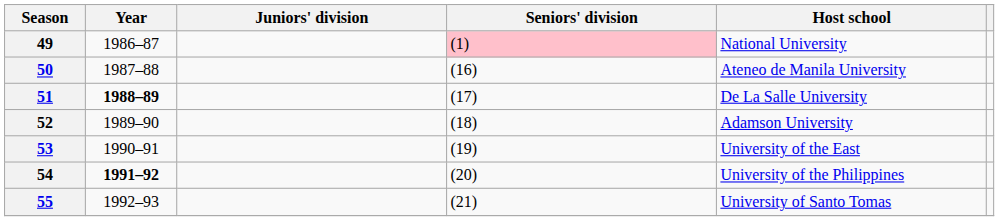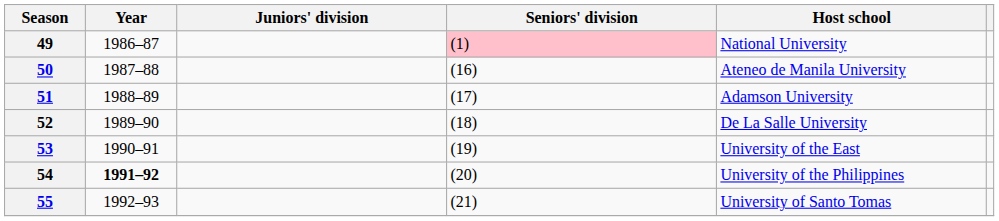(131, 96) bold -> (131, 96) normal
(794, 96) De La Salle University -> (787, 96) Adamson University
(787, 123) Adamson University -> (794, 123) De La Salle University
